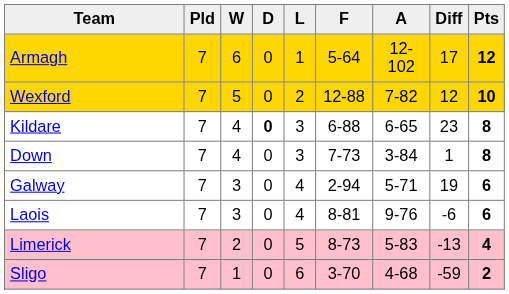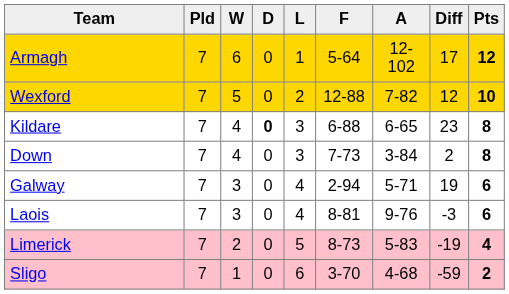(449, 155) 1 -> (449, 155) 2
(449, 215) -6 -> (449, 215) -3
(449, 244) -13 -> (449, 244) -19
